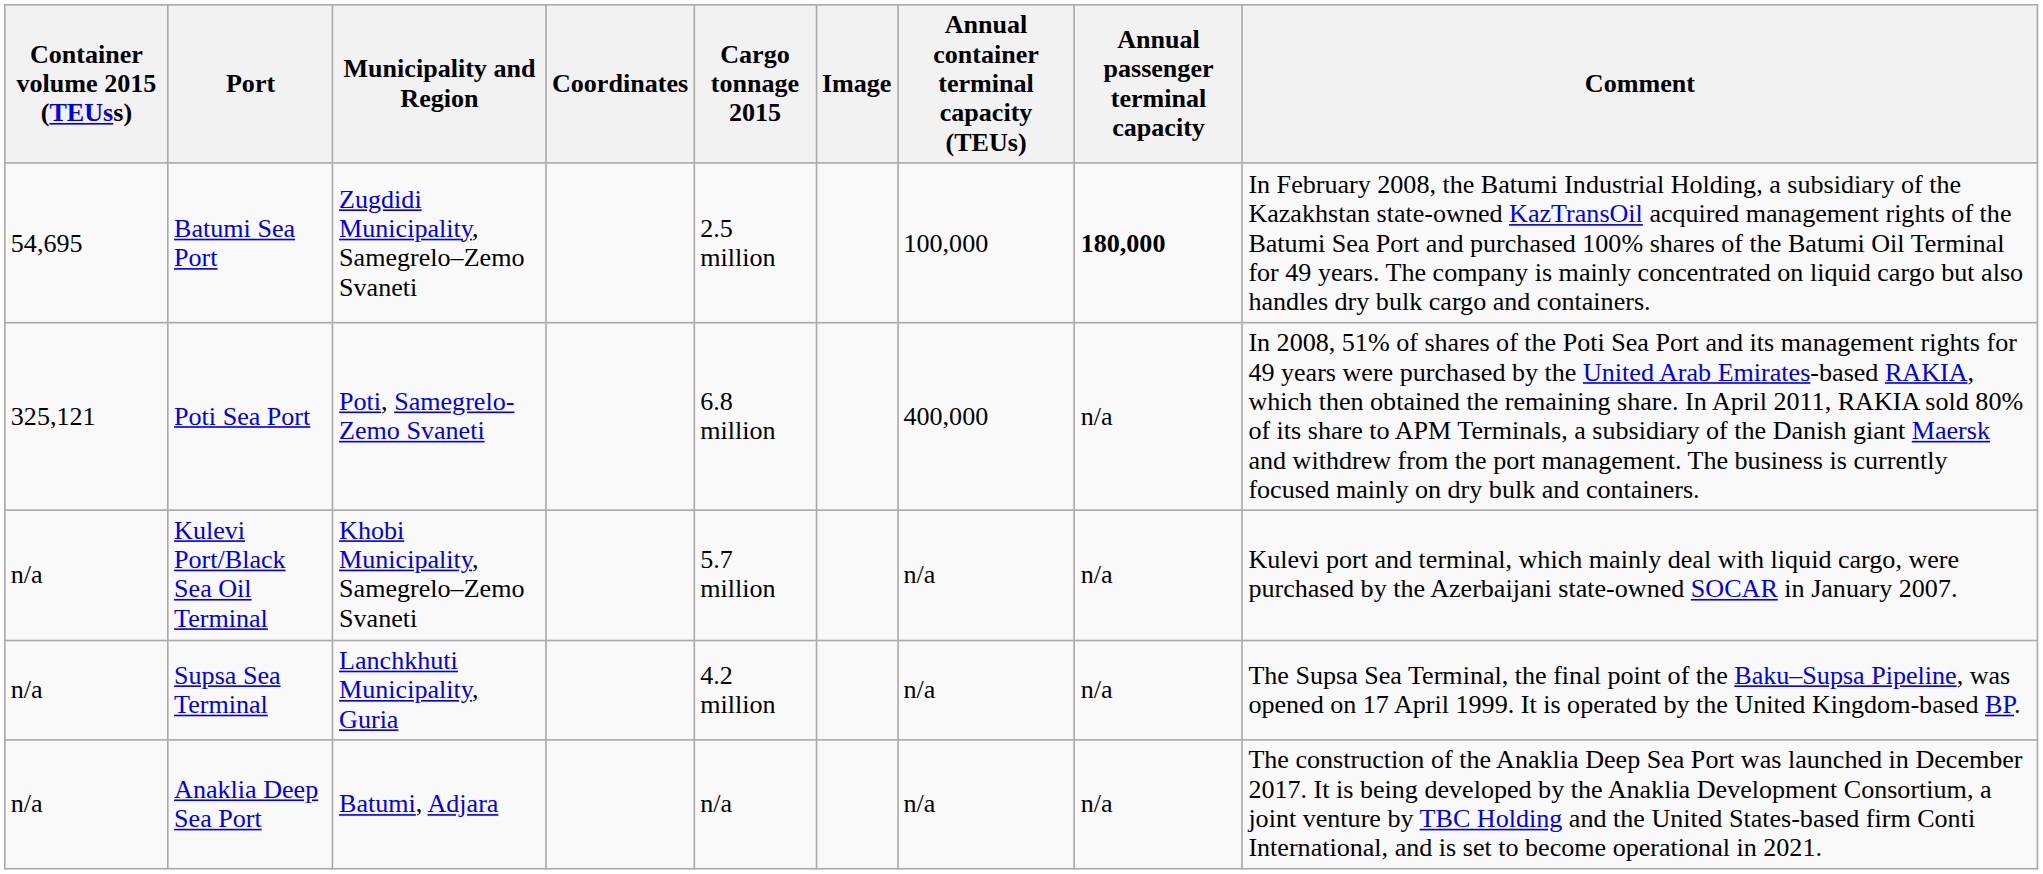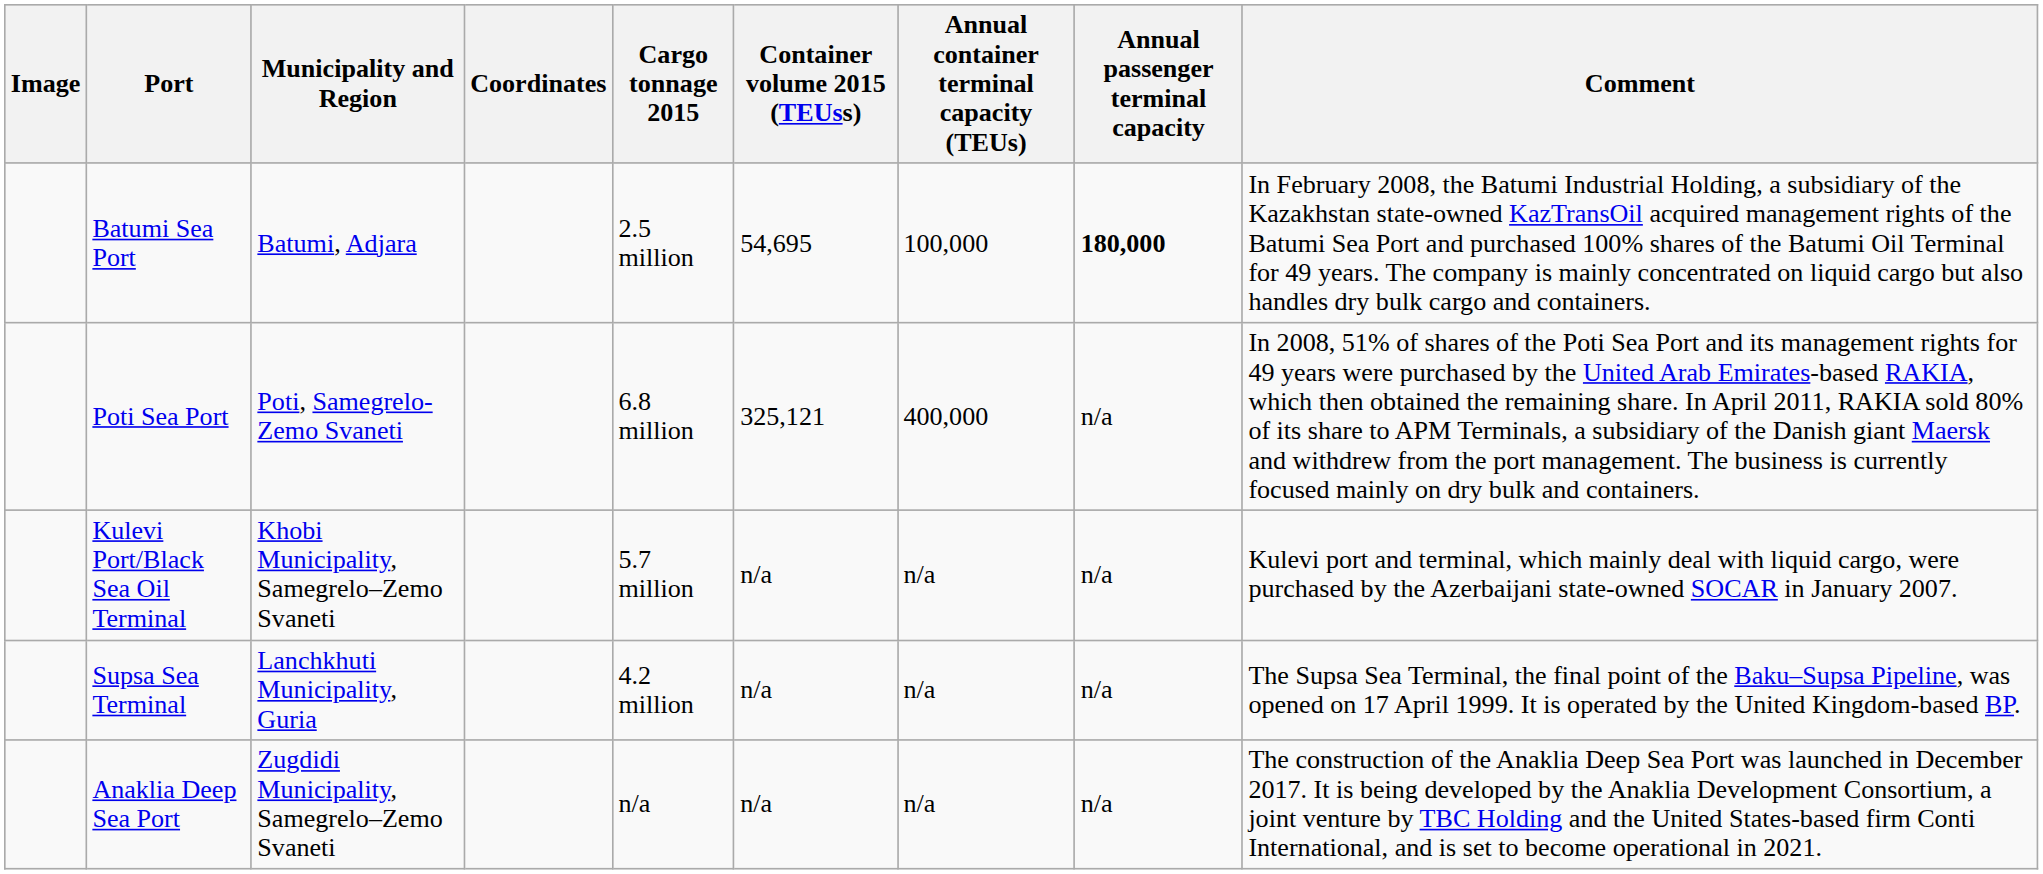columns swapped: (857, 83) <-> (86, 83)
(432, 242) Zugdidi Municipality, Samegrelo–Zemo Svaneti -> (337, 242) Batumi, Adjara
(419, 804) Batumi, Adjara -> (350, 804) Zugdidi Municipality, Samegrelo–Zemo Svaneti
